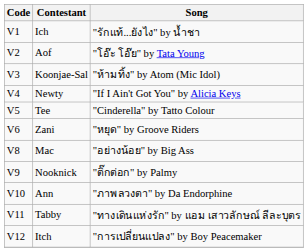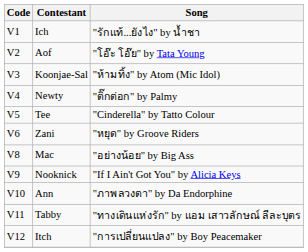(167, 93) "If I Ain't Got You" by Alicia Keys -> (135, 96) "ติ๊กต่อก" by Palmy
(135, 172) "ติ๊กต่อก" by Palmy -> (167, 174) "If I Ain't Got You" by Alicia Keys
